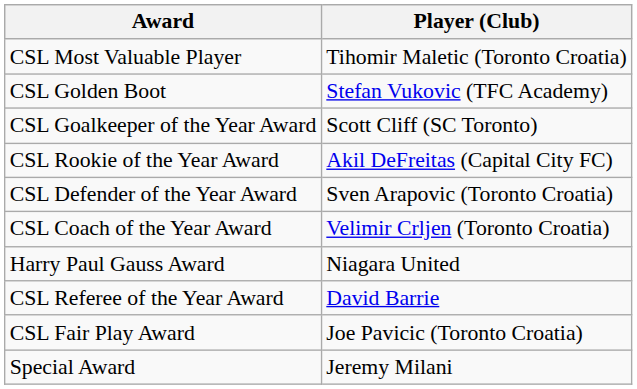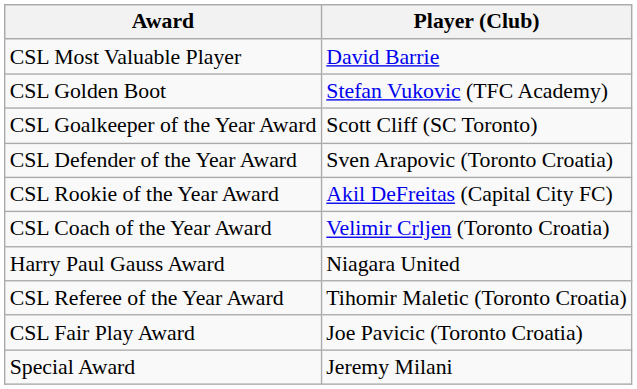(477, 56) Tihomir Maletic (Toronto Croatia) -> (383, 56) David Barrie
rows swapped: (153, 194) <-> (144, 159)
(383, 297) David Barrie -> (477, 297) Tihomir Maletic (Toronto Croatia)
